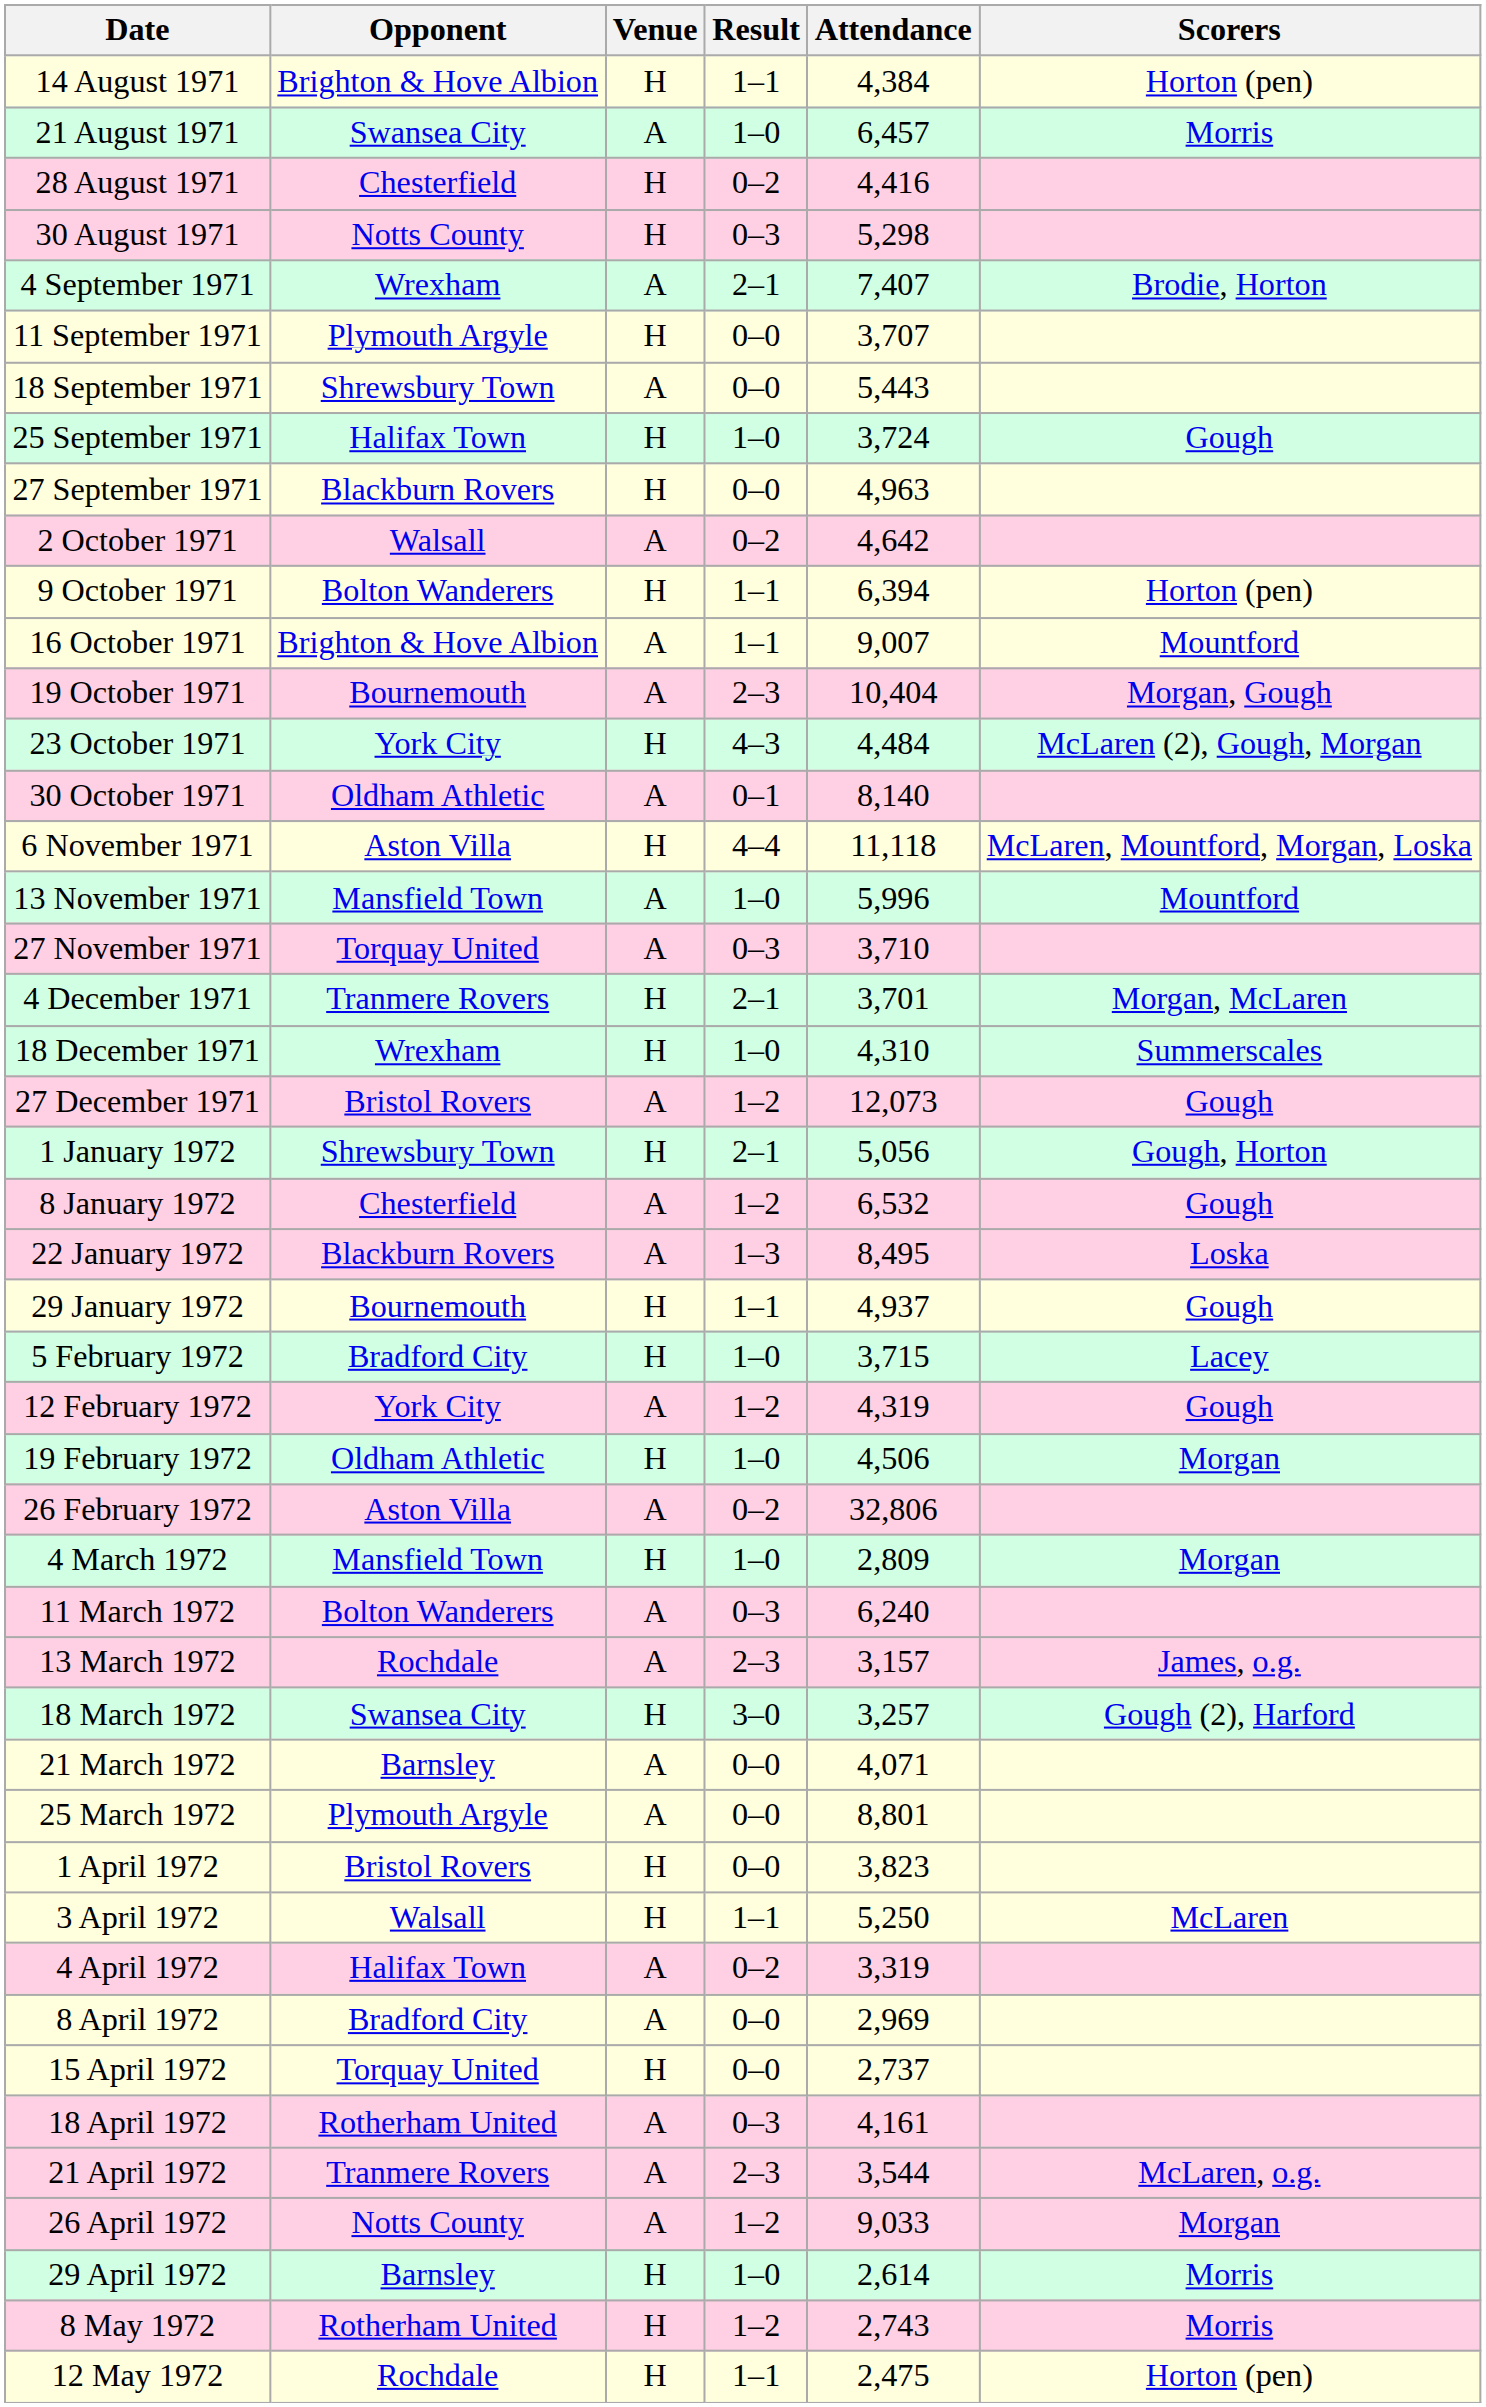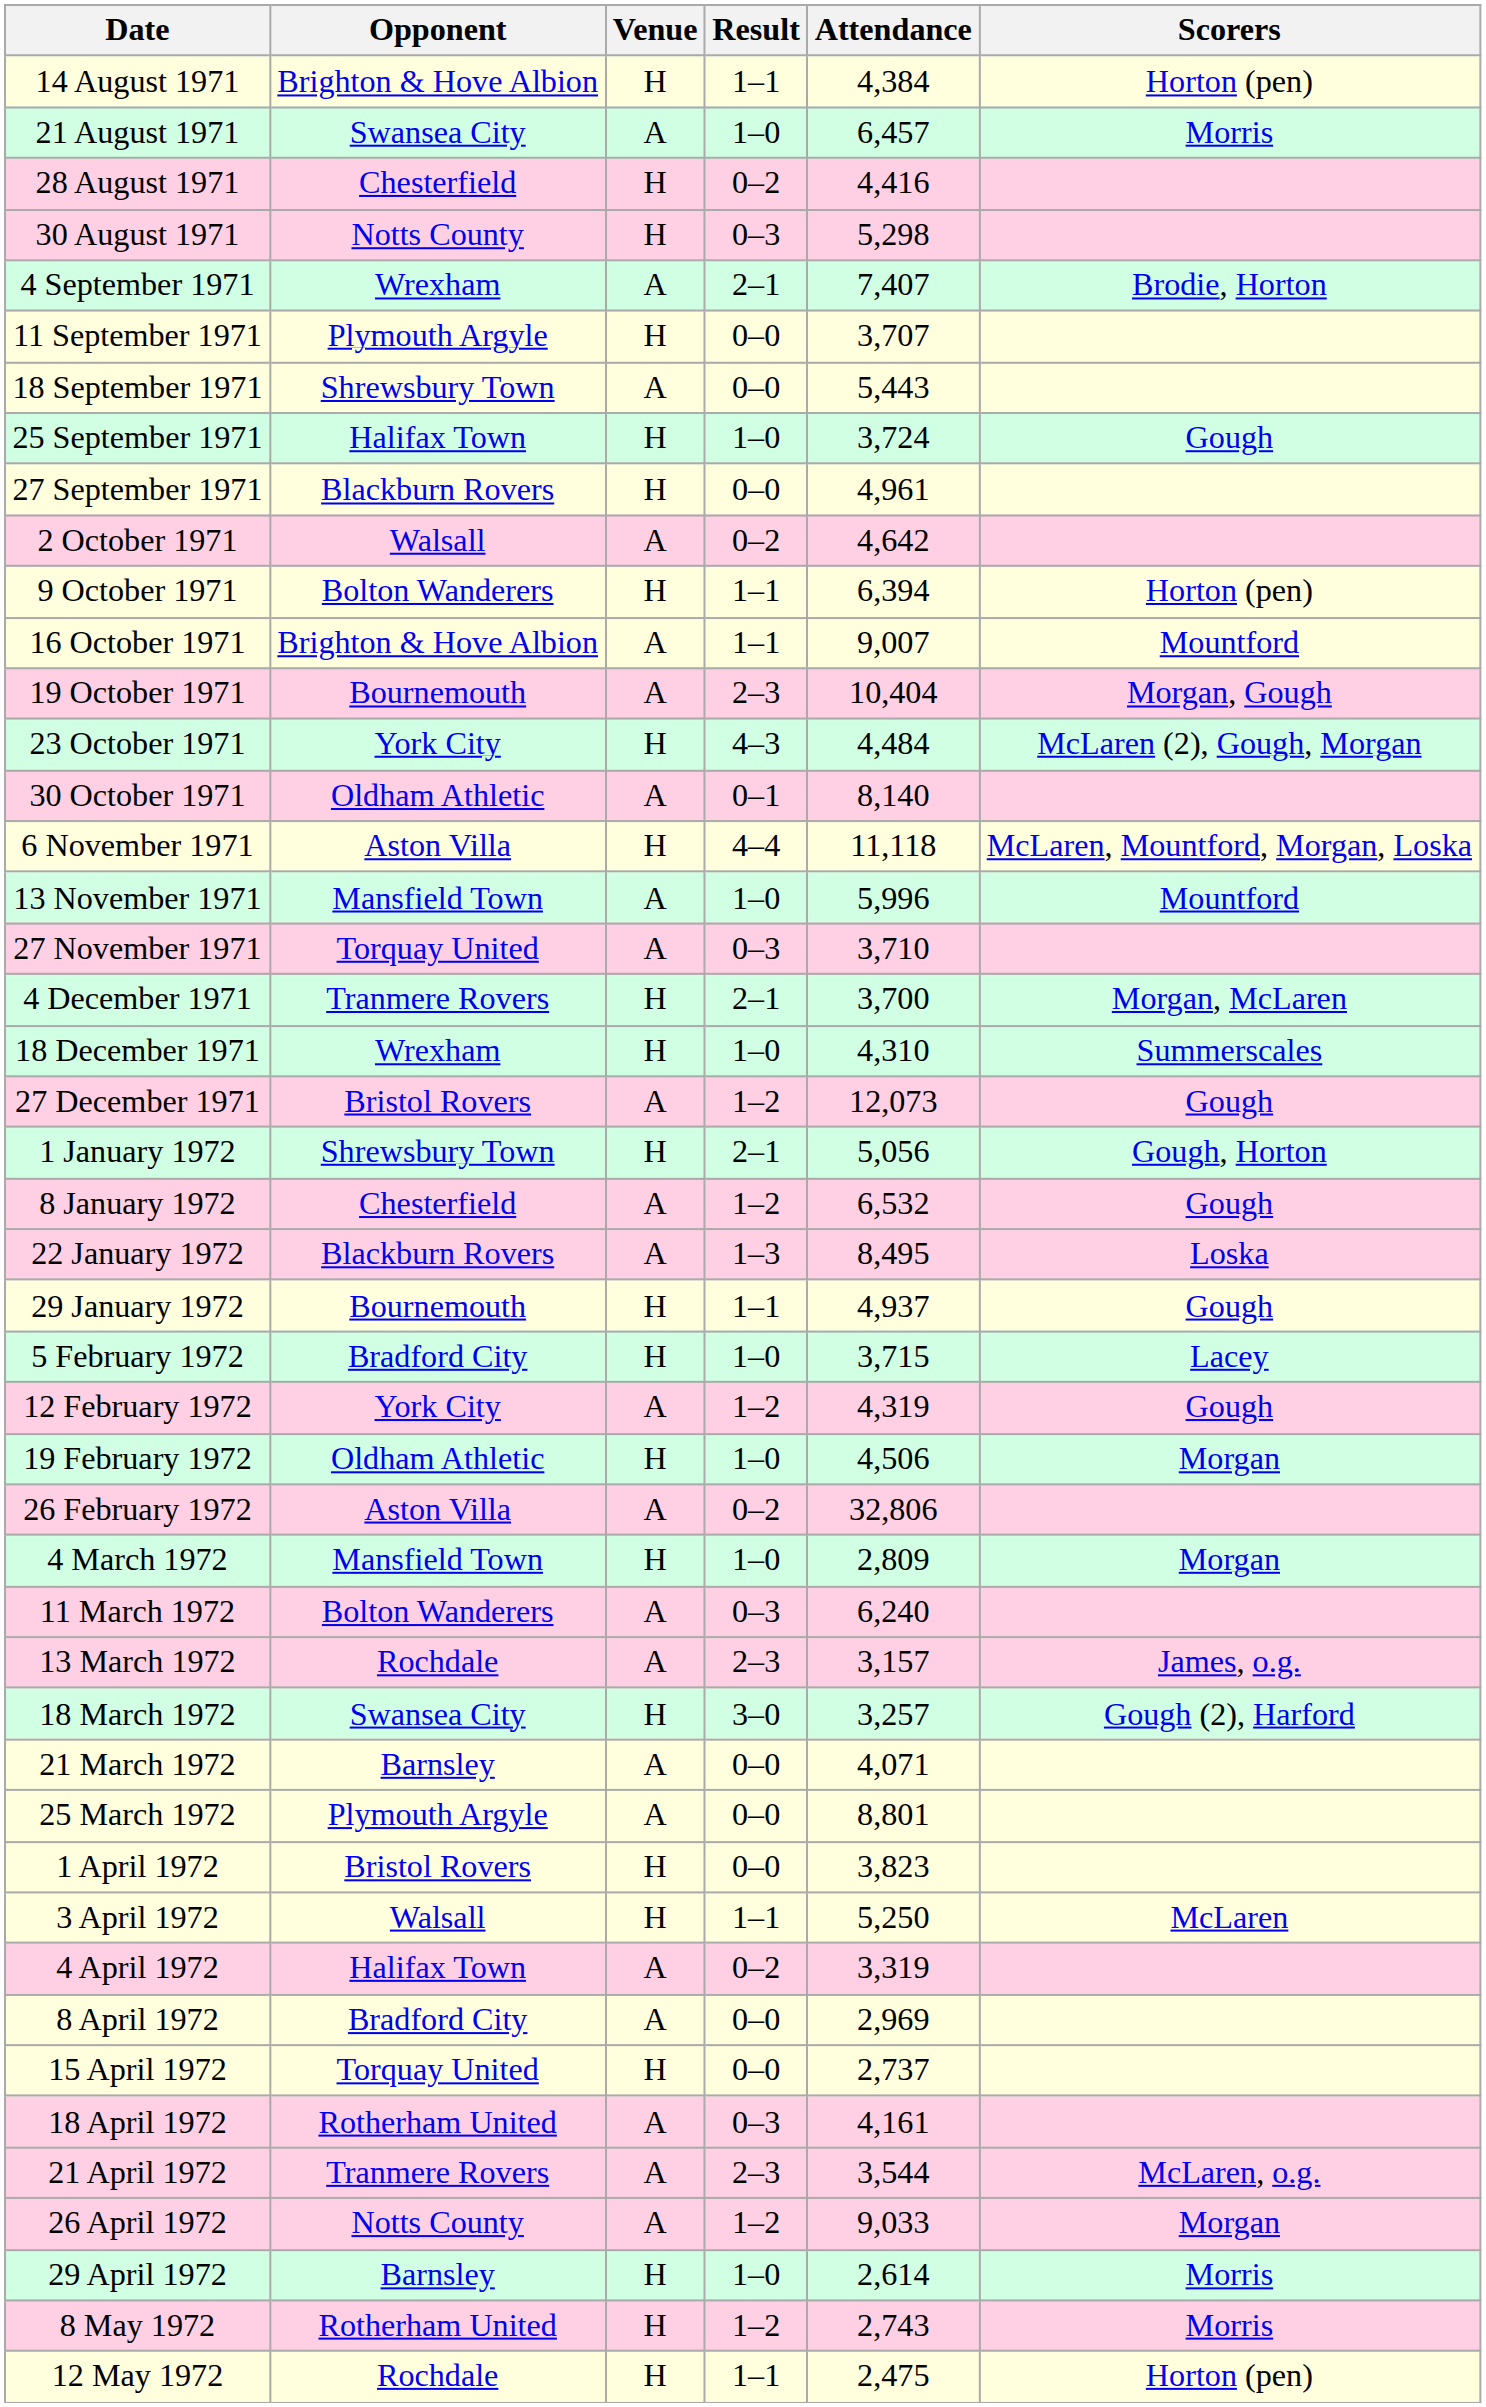(893, 489) 4,963 -> (893, 489) 4,961
(893, 999) 3,701 -> (893, 999) 3,700
